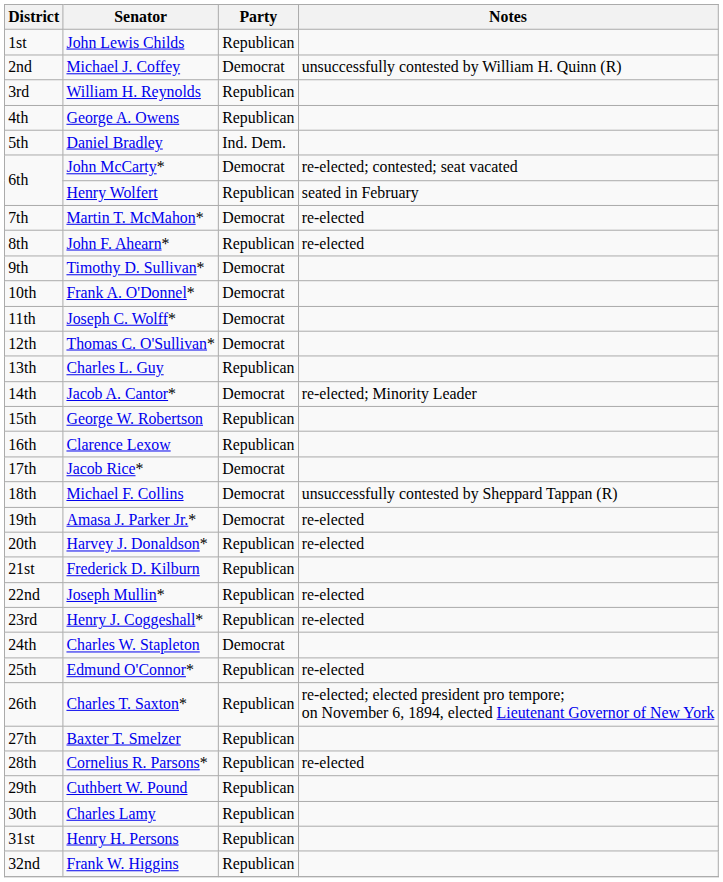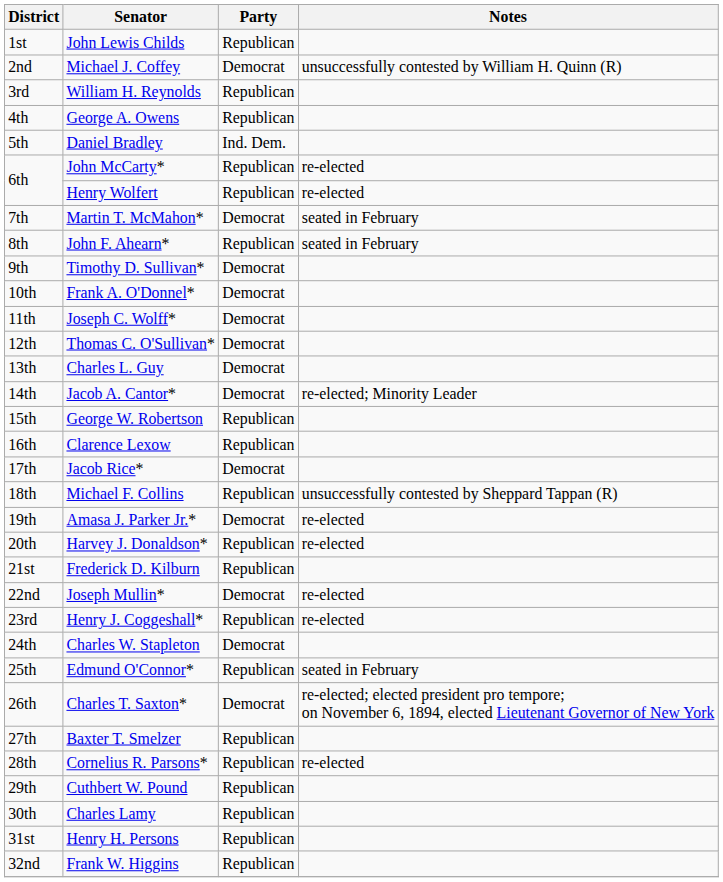(253, 167) Democrat -> (258, 167) Republican
(410, 167) re-elected; contested; seat vacated -> (333, 167) re-elected
(360, 192) seated in February -> (333, 192) re-elected
(333, 218) re-elected -> (360, 218) seated in February
(333, 243) re-elected -> (360, 243) seated in February
(258, 368) Republican -> (253, 368) Democrat
(253, 494) Democrat -> (258, 494) Republican
(258, 594) Republican -> (253, 594) Democrat
(333, 670) re-elected -> (360, 670) seated in February
(258, 704) Republican -> (253, 704) Democrat
